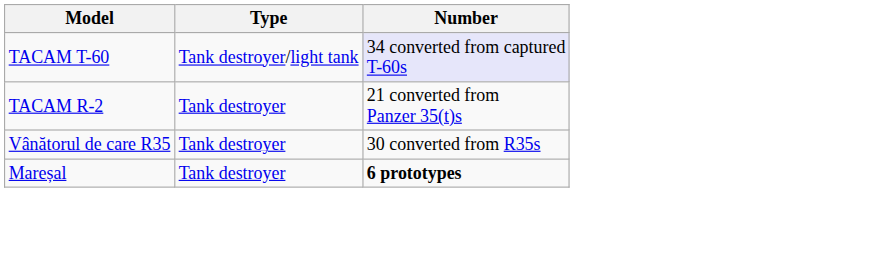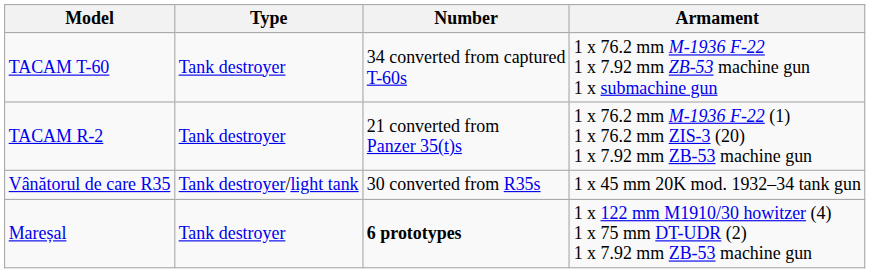+ column: (717, 18)
(269, 57) Tank destroyer/light tank -> (232, 67) Tank destroyer
(466, 57) lavender background -> (466, 67) no background
(232, 144) Tank destroyer -> (269, 184) Tank destroyer/light tank
